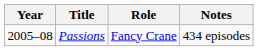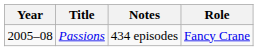columns swapped: (144, 14) <-> (216, 14)
